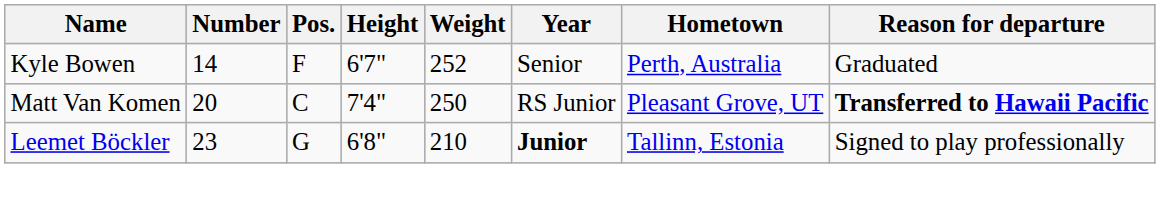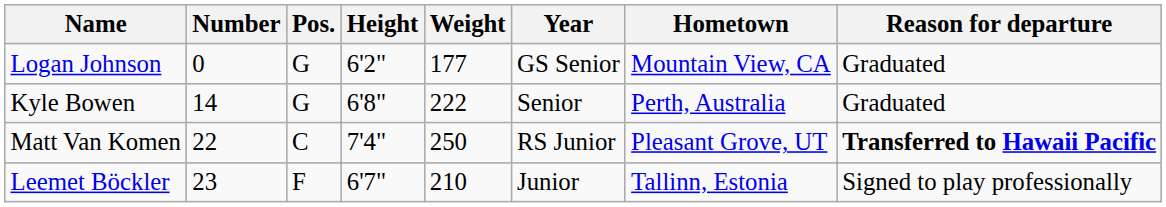+ row: (86, 63)
(299, 63) F -> (301, 102) G
(366, 63) 6'7" -> (366, 102) 6'8"
(448, 63) 252 -> (448, 102) 222
(205, 102) 20 -> (205, 142) 22
(301, 142) G -> (299, 181) F
(366, 142) 6'8" -> (366, 181) 6'7"
(552, 142) bold -> (548, 181) normal
